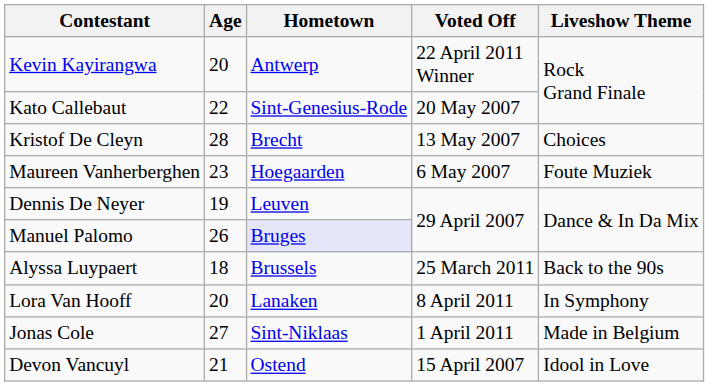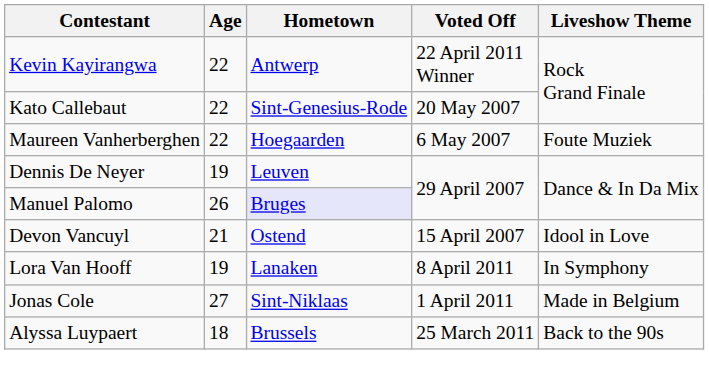(219, 64) 20 -> (219, 64) 22
- row: (76, 140)
(219, 172) 23 -> (219, 140) 22
rows swapped: (69, 364) <-> (73, 268)
(219, 300) 20 -> (219, 268) 19
